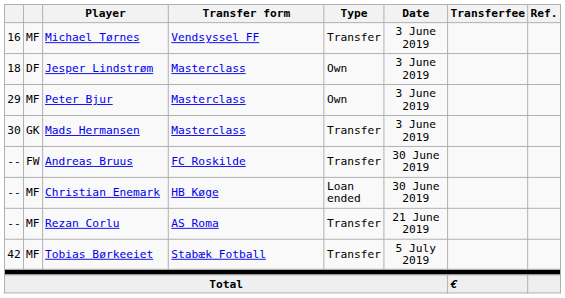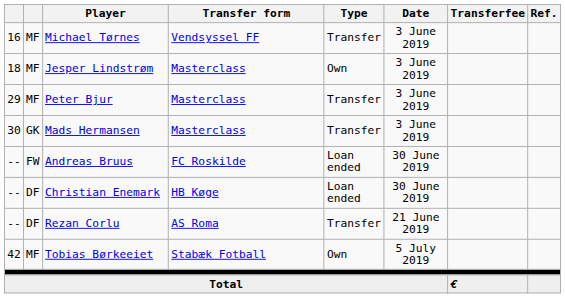(33, 69) DF -> (33, 69) MF
(337, 100) Own -> (354, 100) Transfer
(354, 162) Transfer -> (344, 162) Loan ended
(33, 193) MF -> (33, 193) DF
(33, 224) MF -> (33, 224) DF
(354, 255) Transfer -> (337, 255) Own
